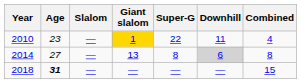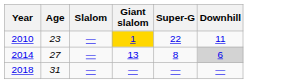- column: (270, 17)
(55, 70) bold -> (55, 70) normal
